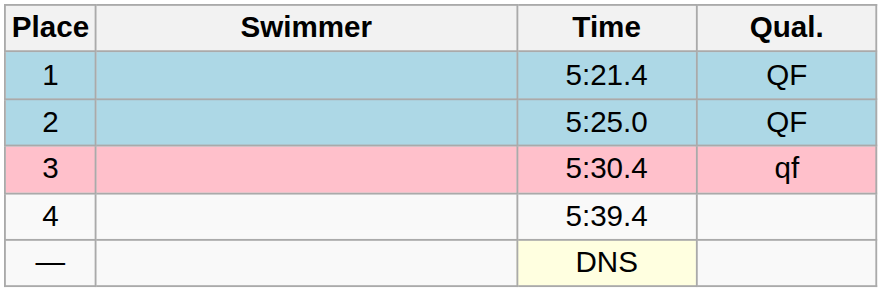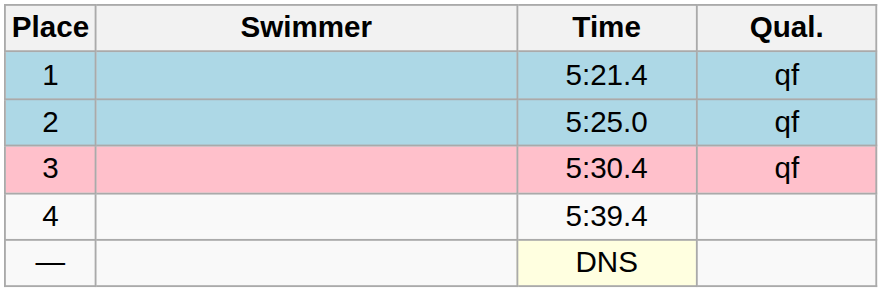(787, 74) QF -> (787, 74) qf
(787, 121) QF -> (787, 121) qf
